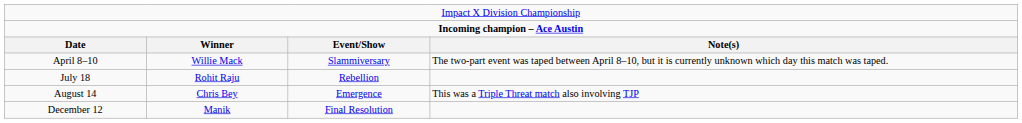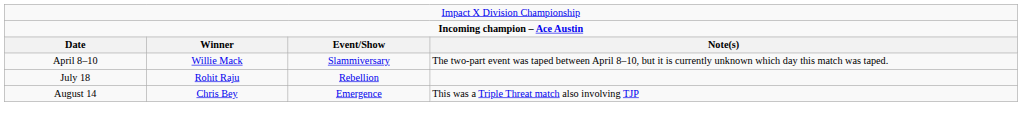- row: (75, 110)
